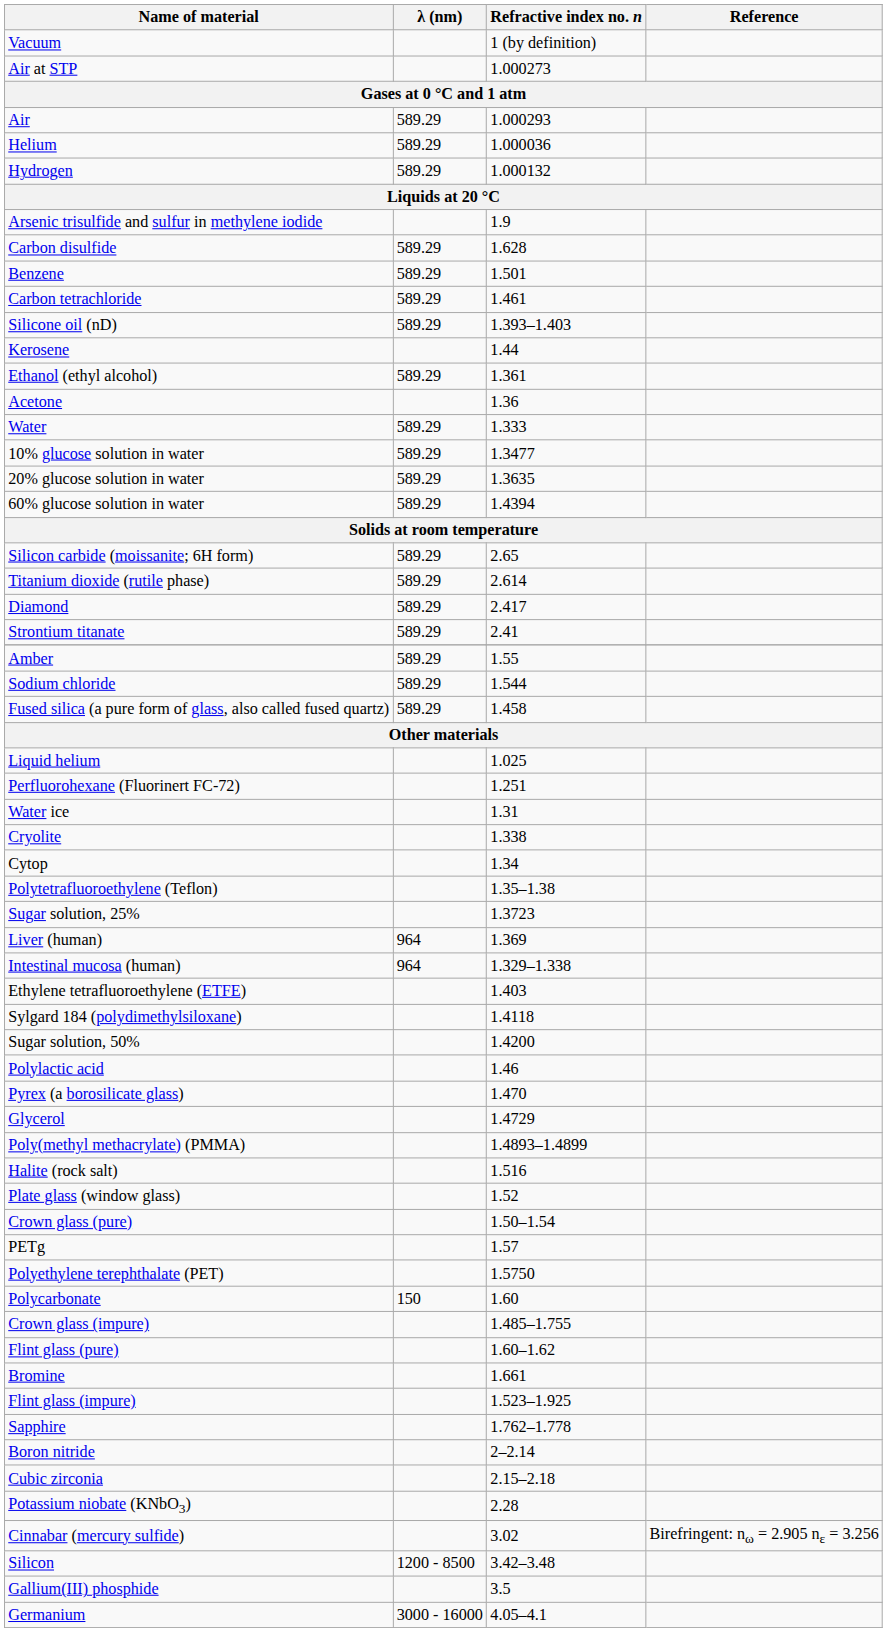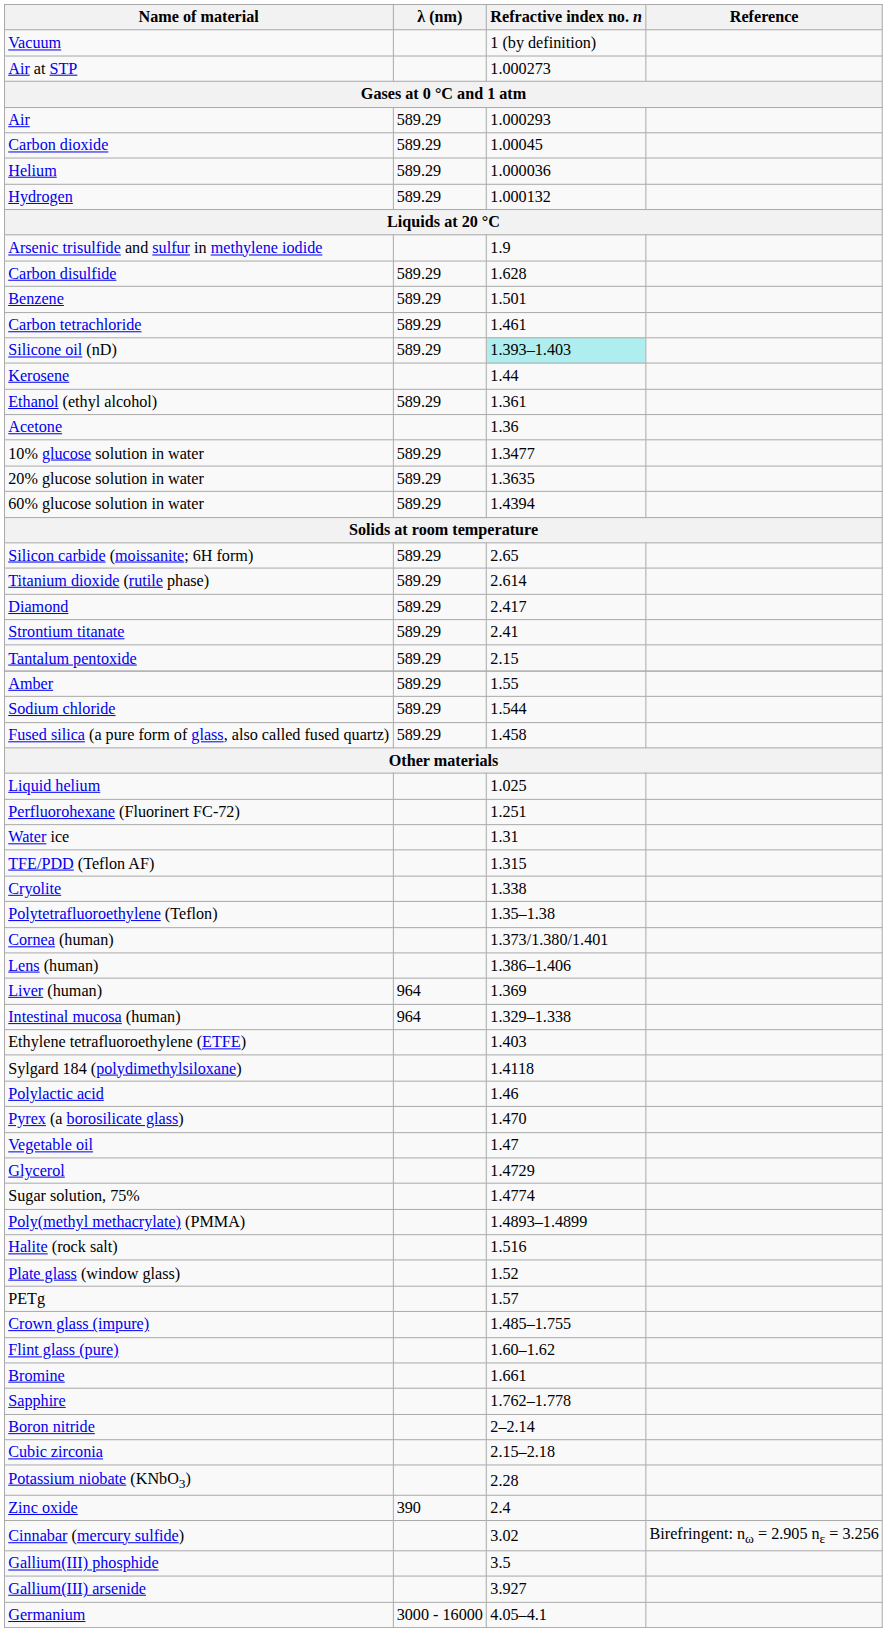+ row: (58, 145)
(531, 324) no background -> (531, 350) paleturquoise background
- row: (27, 427)
+ row: (73, 658)
+ row: (81, 863)
- row: (28, 863)
- row: (74, 914)
+ row: (61, 939)
+ row: (53, 965)
- row: (74, 1042)
+ row: (51, 1144)
+ row: (74, 1196)
- row: (70, 1221)
- row: (116, 1273)
- row: (54, 1298)
- row: (72, 1401)
+ row: (43, 1508)
- row: (31, 1563)
+ row: (77, 1589)
